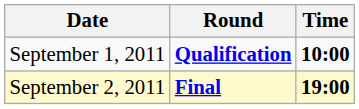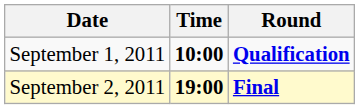columns swapped: (325, 20) <-> (233, 20)
